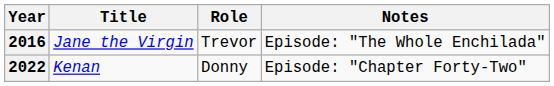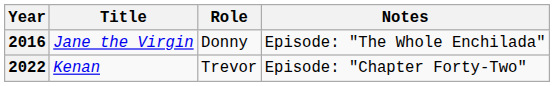(229, 43) Trevor -> (224, 43) Donny
(224, 68) Donny -> (229, 68) Trevor
